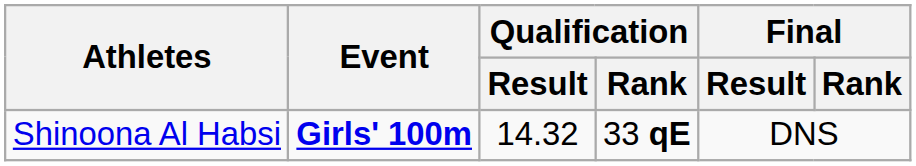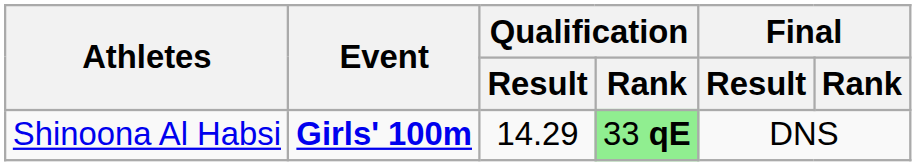(538, 135) 14.32 -> (538, 135) 14.29
(647, 135) no background -> (647, 135) lightgreen background
